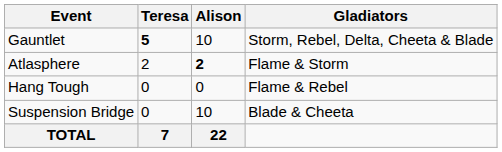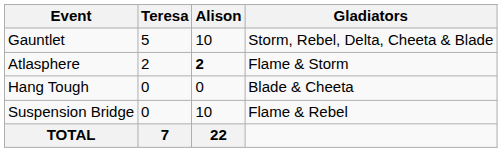(145, 40) bold -> (145, 40) normal
(298, 87) Flame & Rebel -> (301, 87) Blade & Cheeta
(301, 111) Blade & Cheeta -> (298, 111) Flame & Rebel
